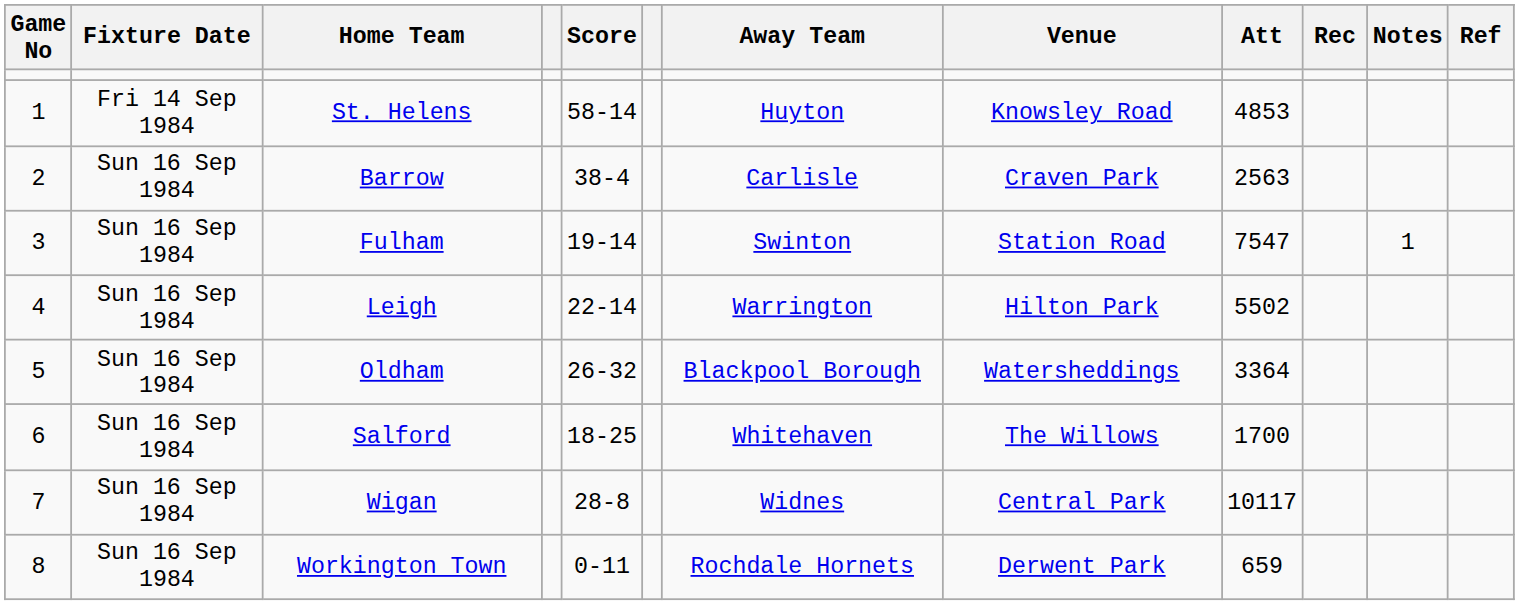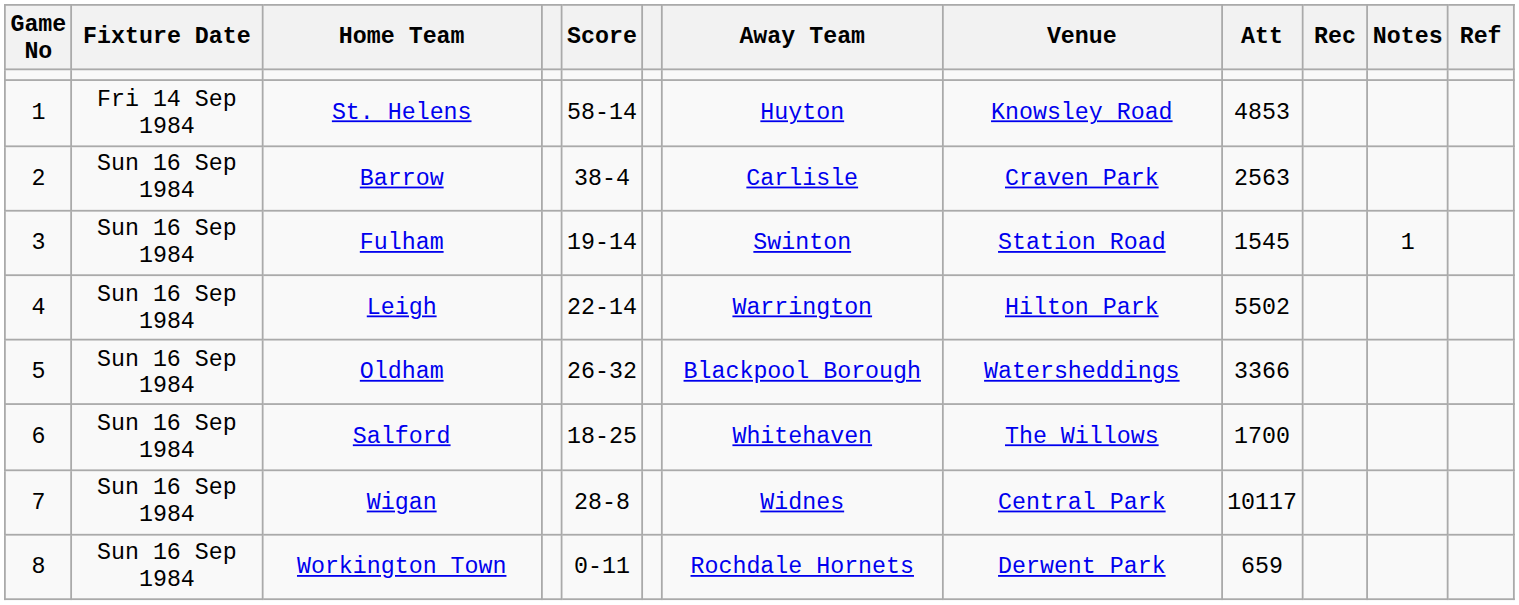(1262, 243) 7547 -> (1262, 243) 1545
(1262, 372) 3364 -> (1262, 372) 3366
